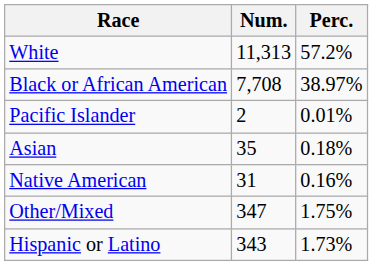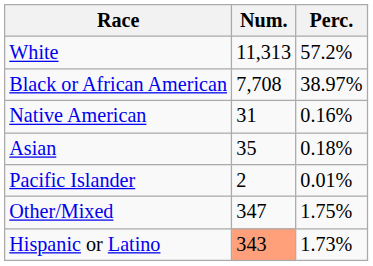rows swapped: (78, 180) <-> (72, 116)
(251, 244) no background -> (251, 244) lightsalmon background
